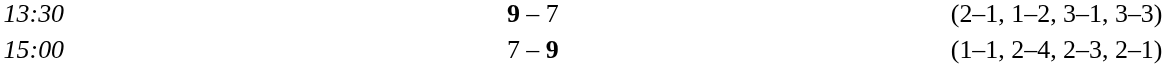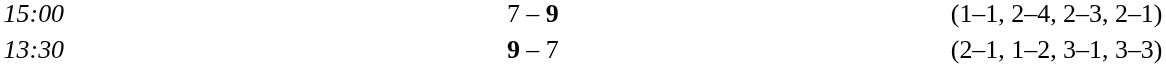rows swapped: (34, 13) <-> (34, 49)
